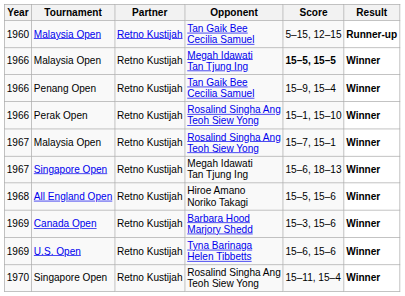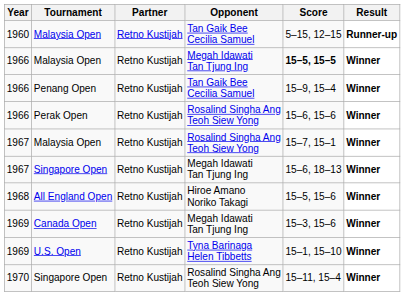(314, 116) 15–1, 15–10 -> (311, 116) 15–6, 15–6
(220, 224) Barbara Hood Marjory Shedd -> (220, 224) Megah Idawati Tan Tjung Ing
(311, 251) 15–6, 15–6 -> (314, 251) 15–1, 15–10
